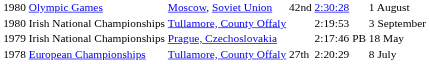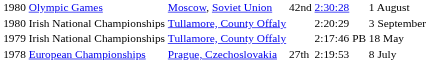(332, 23) 2:19:53 -> (332, 23) 2:20:29
(222, 38) Prague, Czechoslovakia -> (227, 38) Tullamore, County Offaly
(227, 54) Tullamore, County Offaly -> (222, 54) Prague, Czechoslovakia
(332, 54) 2:20:29 -> (332, 54) 2:19:53
